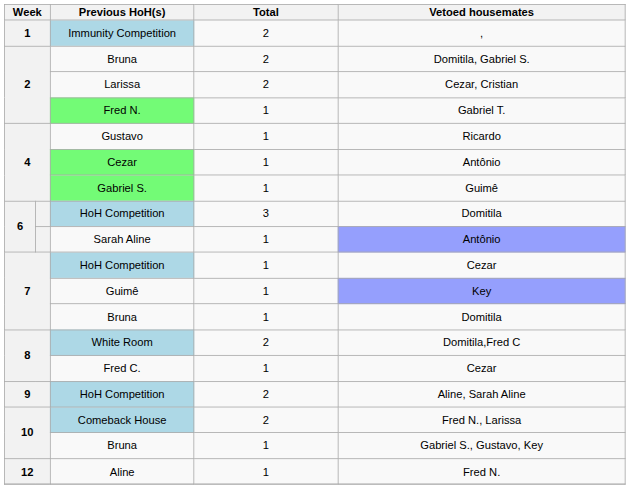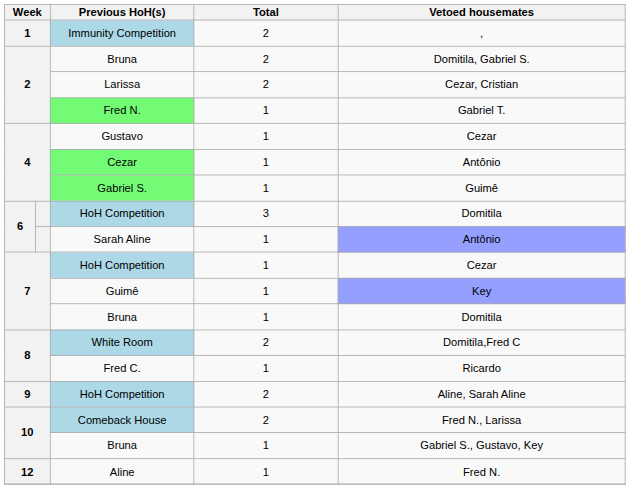(482, 136) Ricardo -> (482, 136) Cezar
(482, 368) Cezar -> (482, 368) Ricardo
